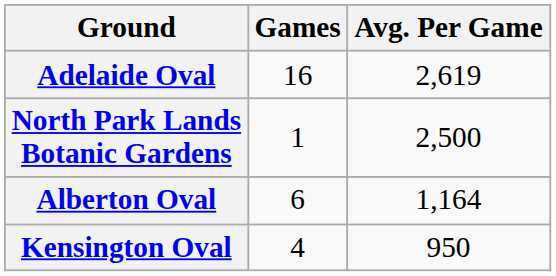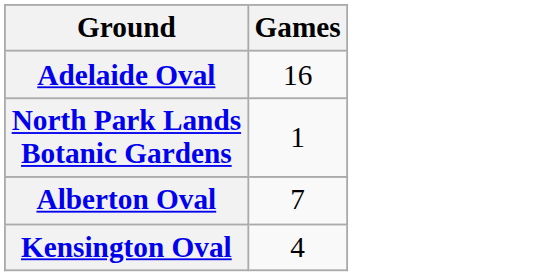- column: (448, 27)
(298, 199) 6 -> (298, 199) 7
